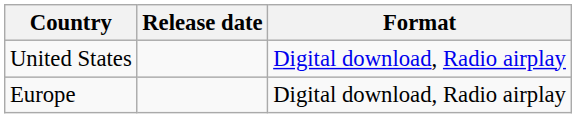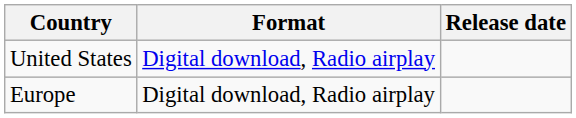columns swapped: (202, 22) <-> (420, 22)
